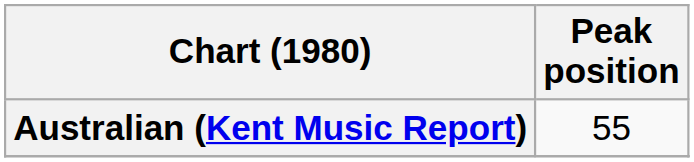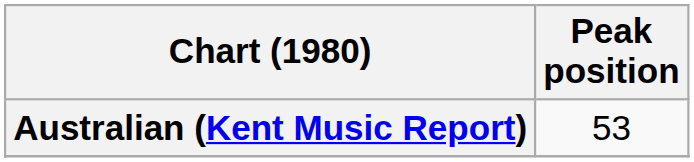(611, 127) 55 -> (611, 127) 53
